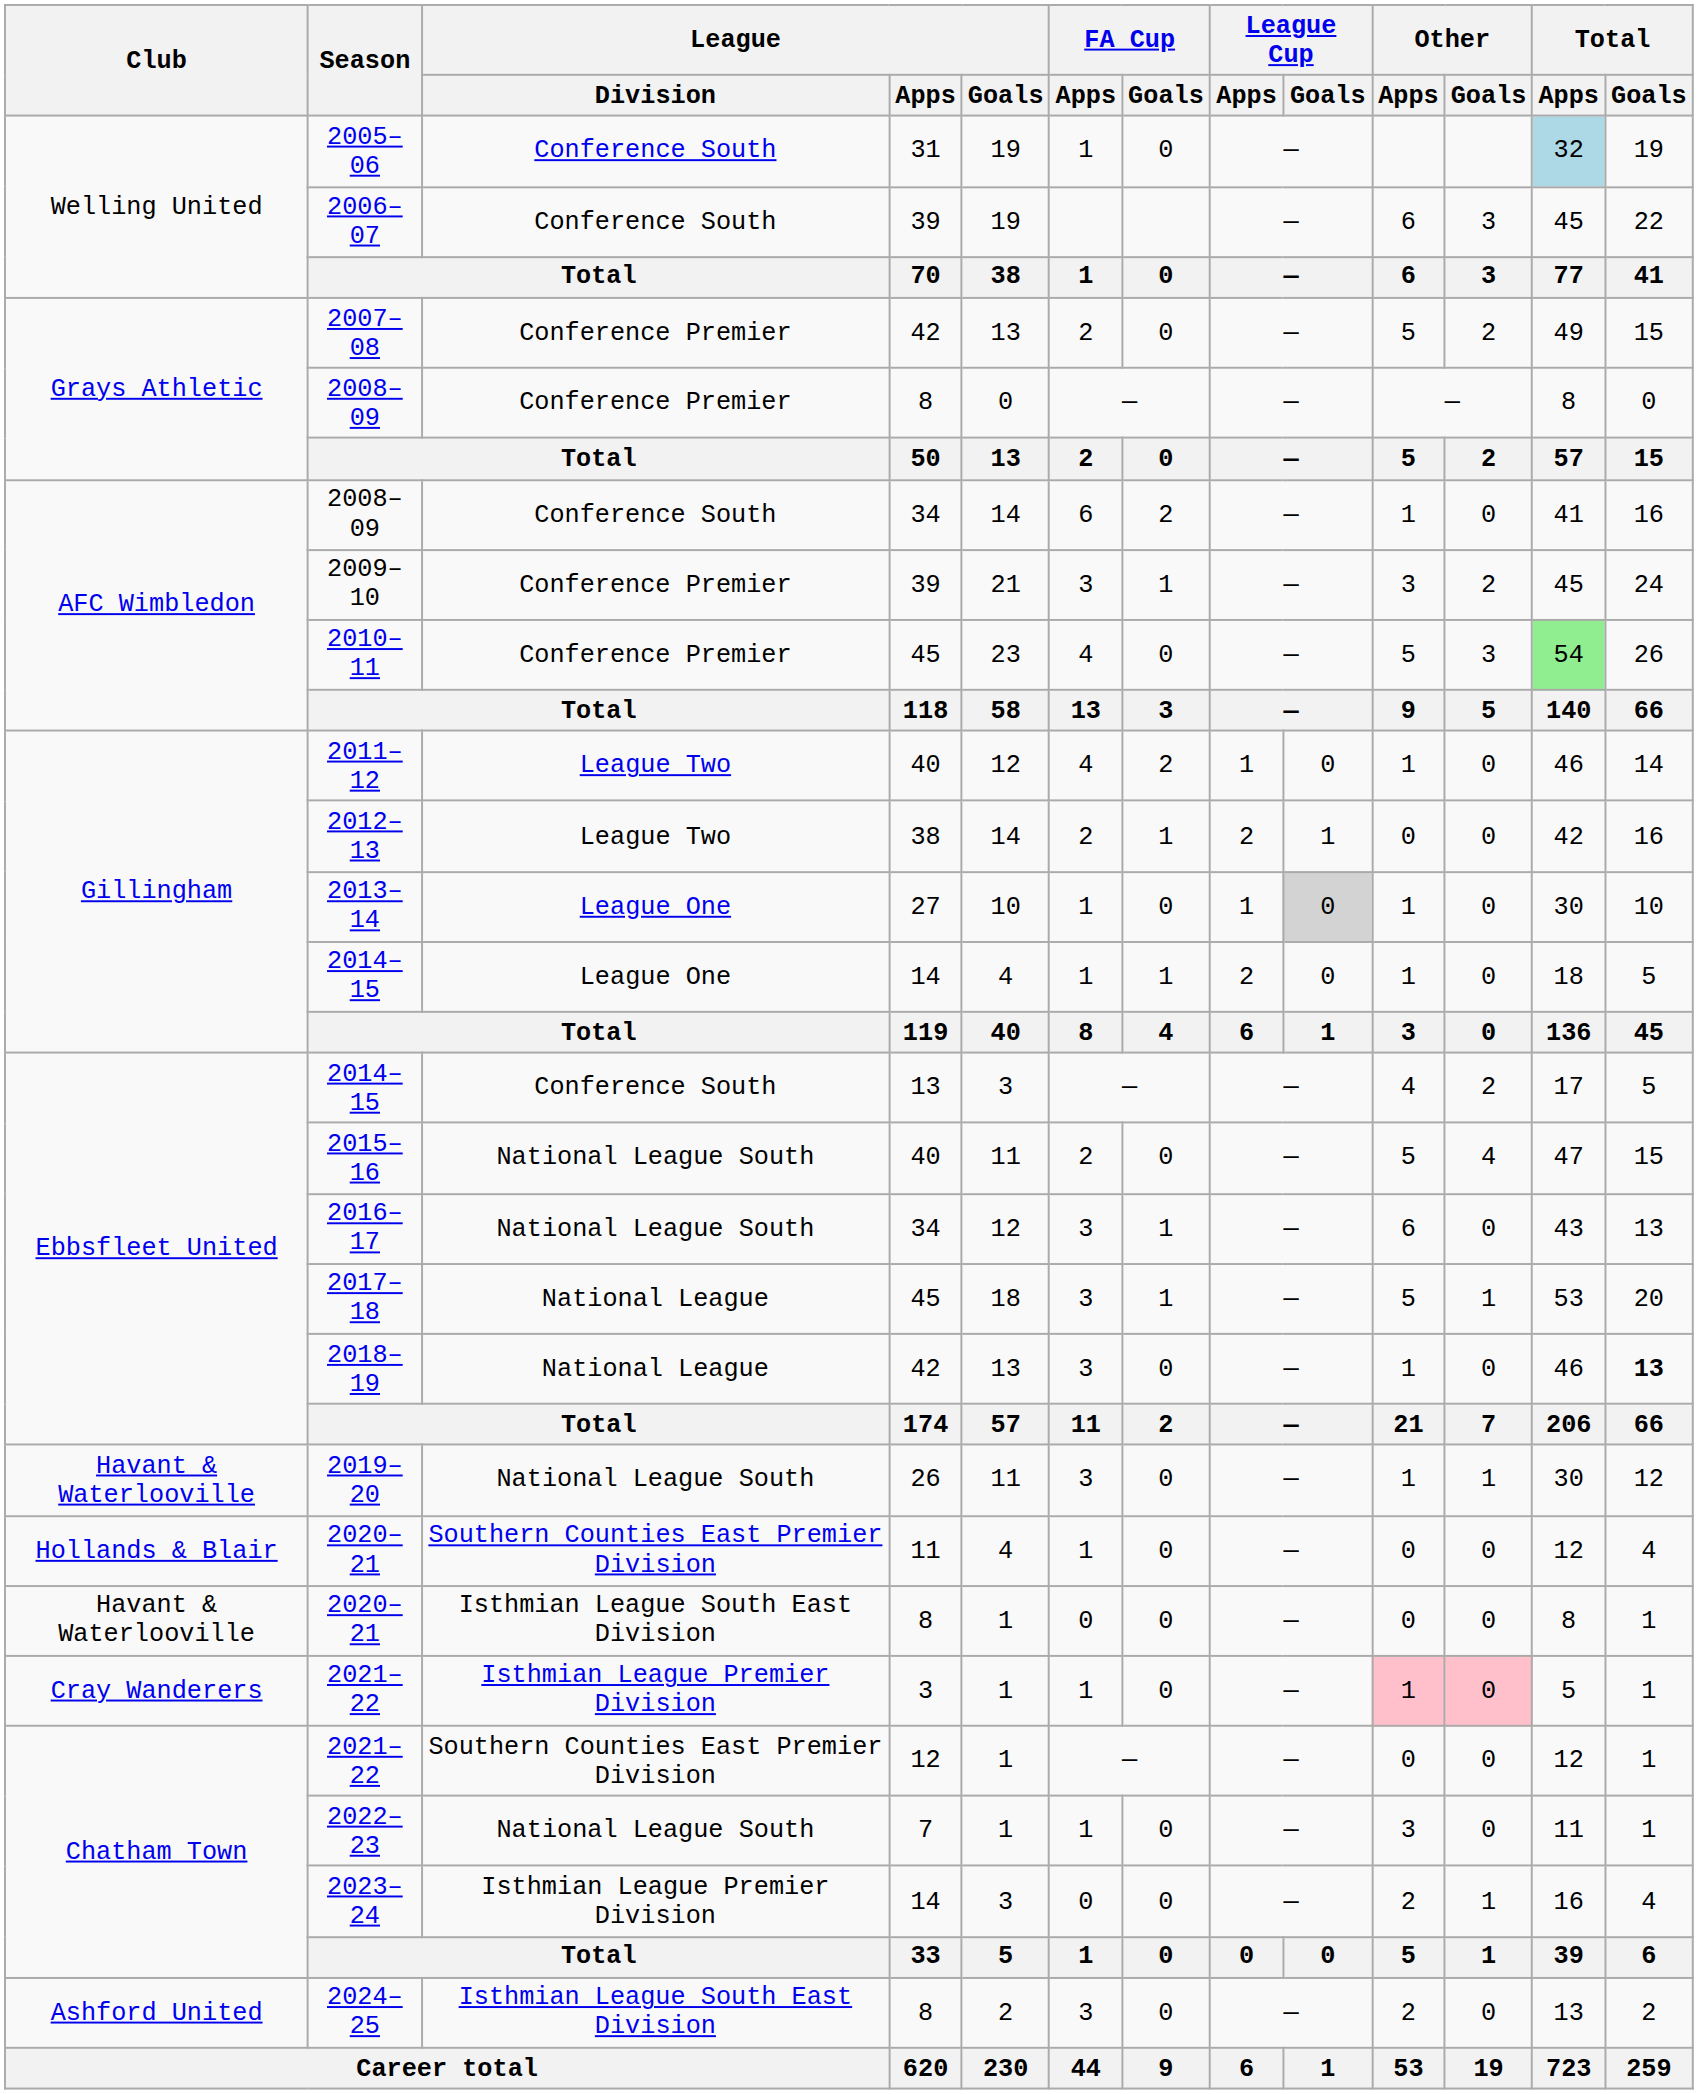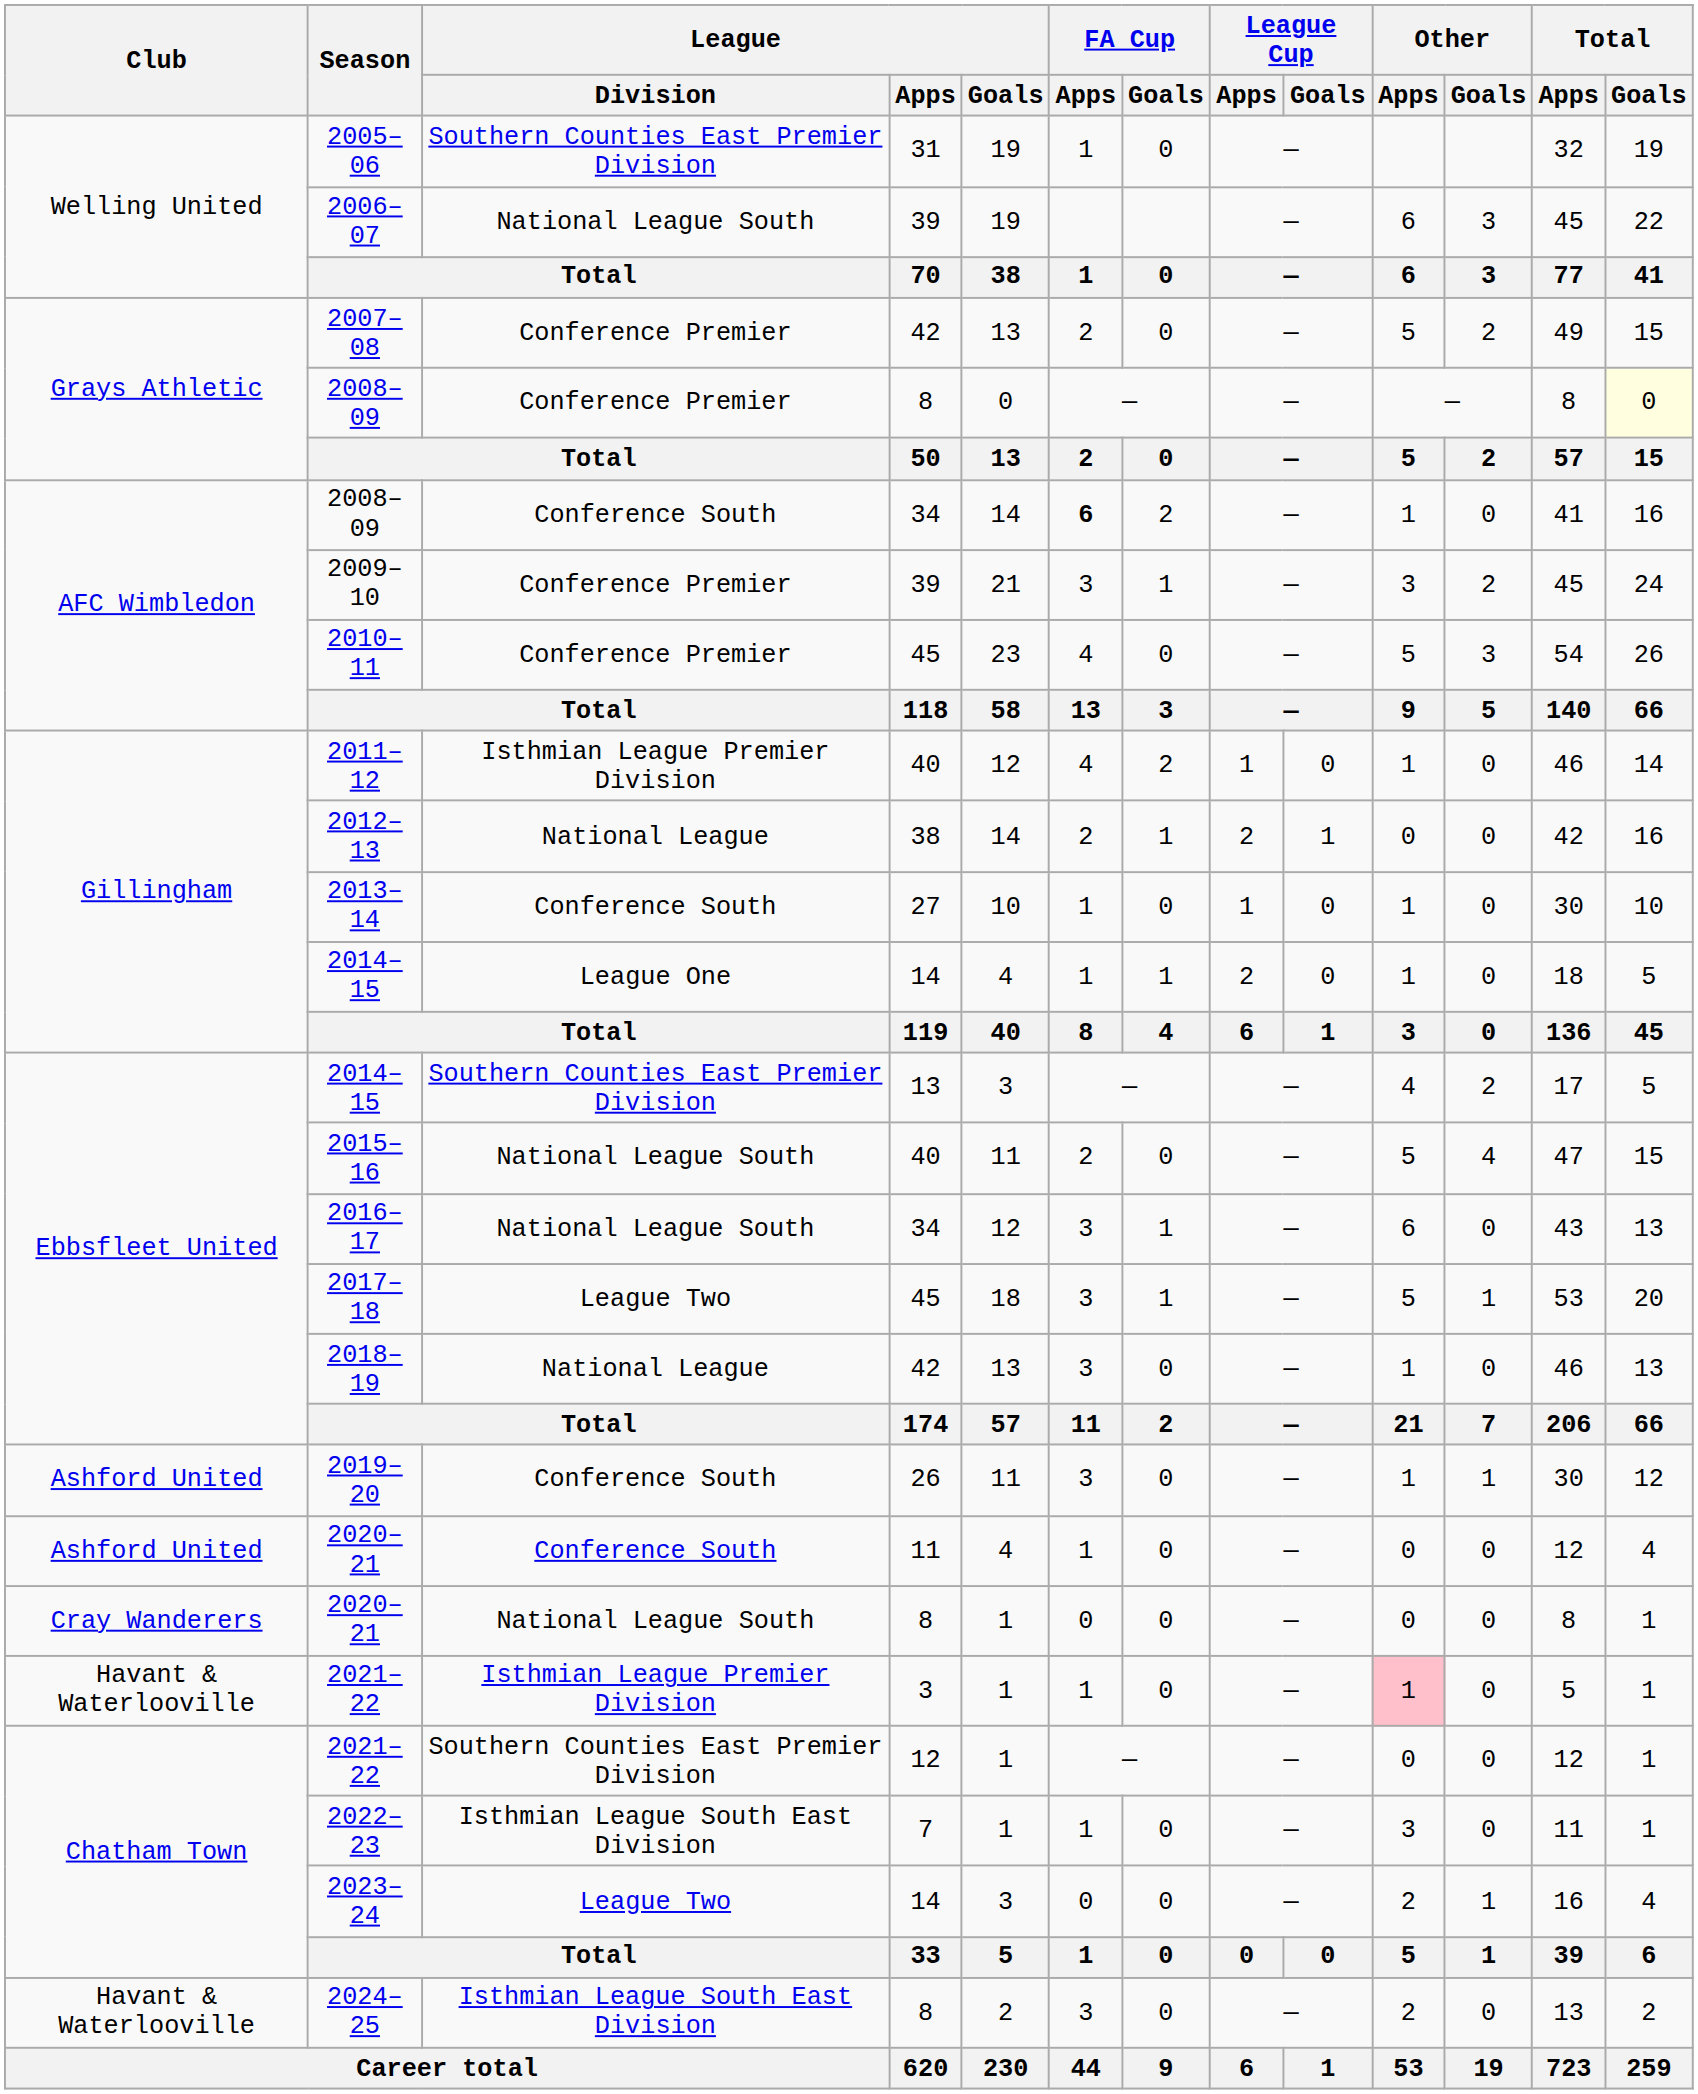(655, 151) Conference South -> (655, 151) Southern Counties East Premier Division
(1569, 151) lightblue background -> (1569, 151) no background
(655, 222) Conference South -> (655, 222) National League South
(1649, 403) no background -> (1649, 403) lightyellow background
(1086, 514) normal -> (1086, 514) bold
(1569, 655) lightgreen background -> (1569, 655) no background
(655, 766) League Two -> (655, 766) Isthmian League Premier Division
(655, 836) League Two -> (655, 836) National League
(655, 907) League One -> (655, 907) Conference South
(1328, 907) lightgrey background -> (1328, 907) no background
(655, 1088) Conference South -> (655, 1088) Southern Counties East Premier Division
(655, 1299) National League -> (655, 1299) League Two
(1649, 1369) bold -> (1649, 1369) normal
(157, 1480) Havant & Waterlooville -> (157, 1480) Ashford United
(655, 1480) National League South -> (655, 1480) Conference South
(157, 1550) Hollands & Blair -> (157, 1550) Ashford United
(655, 1550) Southern Counties East Premier Division -> (655, 1550) Conference South
(157, 1621) Havant & Waterlooville -> (157, 1621) Cray Wanderers
(655, 1621) Isthmian League South East Division -> (655, 1621) National League South
(157, 1691) Cray Wanderers -> (157, 1691) Havant & Waterlooville
(1489, 1691) pink background -> (1489, 1691) no background
(655, 1831) National League South -> (655, 1831) Isthmian League South East Division
(655, 1901) Isthmian League Premier Division -> (655, 1901) League Two
(157, 2013) Ashford United -> (157, 2013) Havant & Waterlooville
